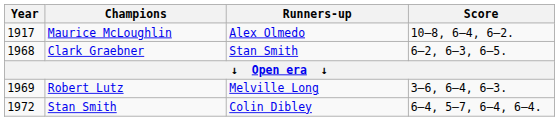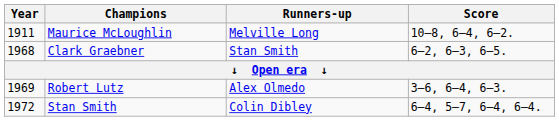(21, 32) 1917 -> (21, 32) 1911
(267, 32) Alex Olmedo -> (274, 32) Melville Long
(274, 88) Melville Long -> (267, 88) Alex Olmedo
